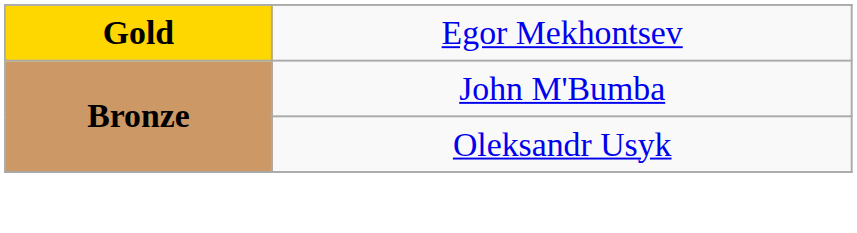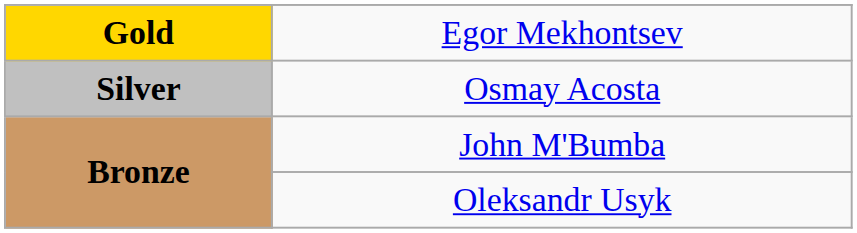+ row: (562, 87)
